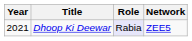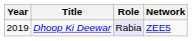(18, 28) 2021 -> (18, 28) 2019
